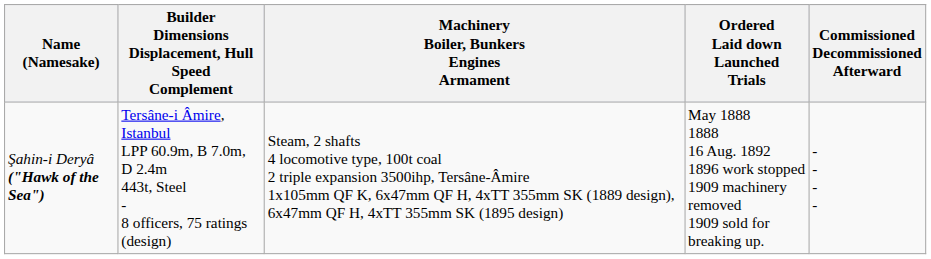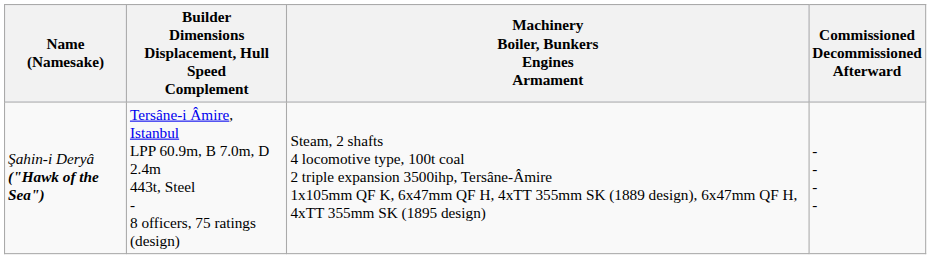- column: (747, 53)
